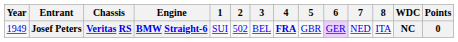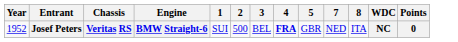- column: (336, 13)
(17, 29) 1949 -> (17, 29) 1952
(240, 29) 502 -> (240, 29) 500
